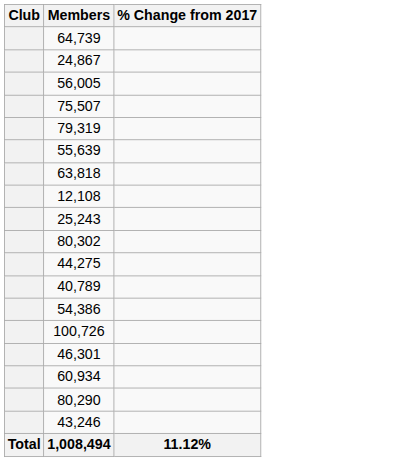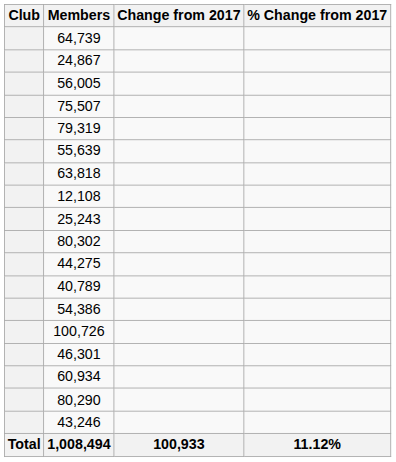+ column: (179, 15)
